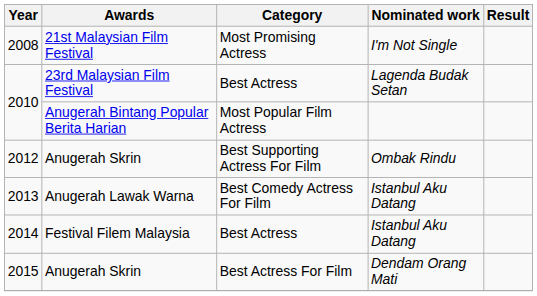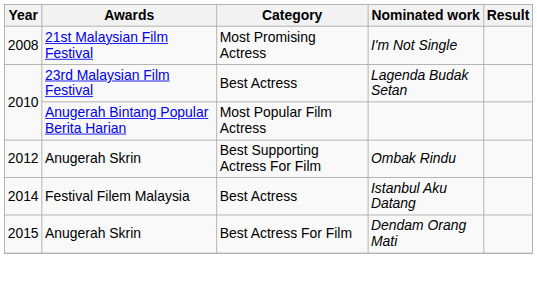- row: (23, 196)
